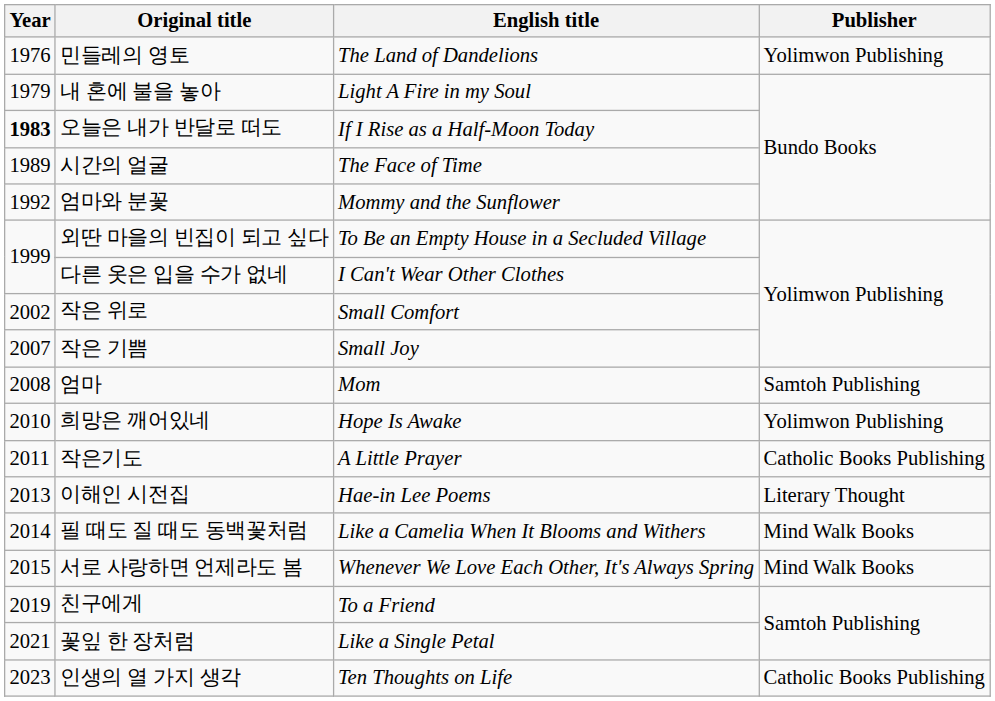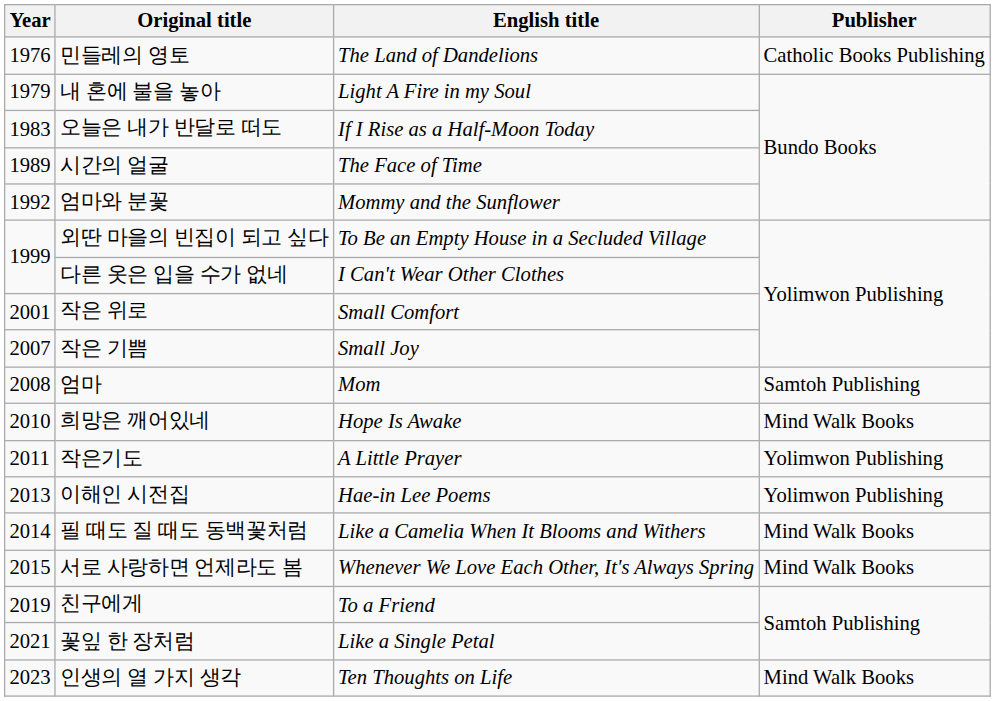(853, 55) Yolimwon Publishing -> (874, 55) Catholic Books Publishing
(30, 128) bold -> (30, 128) normal
(30, 311) 2002 -> (30, 311) 2001
(853, 421) Yolimwon Publishing -> (839, 421) Mind Walk Books
(874, 458) Catholic Books Publishing -> (853, 458) Yolimwon Publishing
(834, 494) Literary Thought -> (853, 494) Yolimwon Publishing
(874, 677) Catholic Books Publishing -> (839, 677) Mind Walk Books
